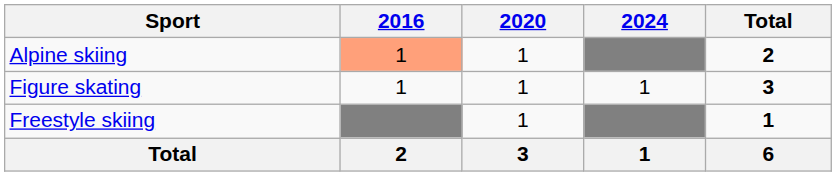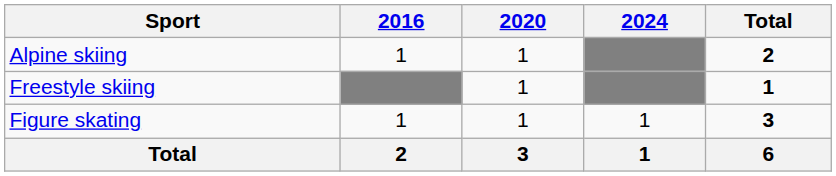(401, 54) lightsalmon background -> (401, 54) no background
rows swapped: (75, 87) <-> (82, 120)
